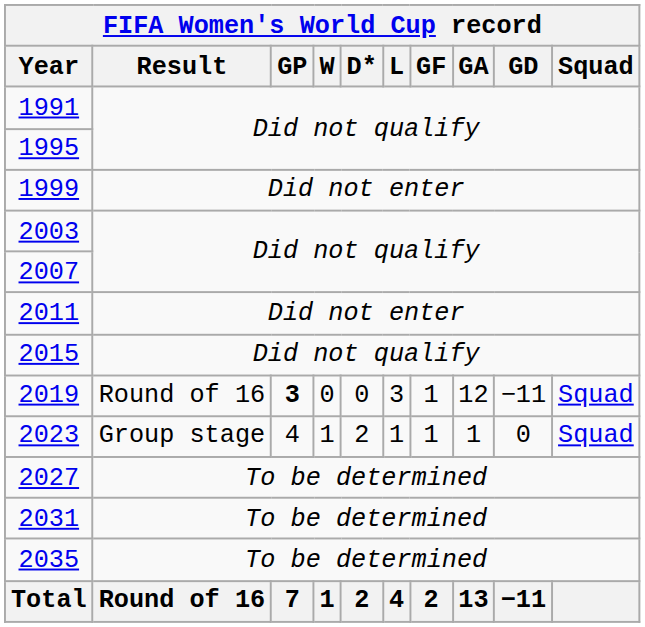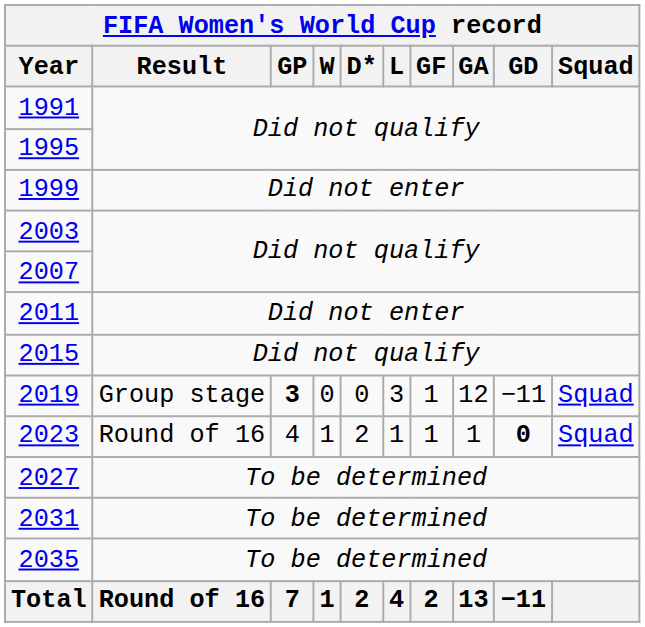(182, 395) Round of 16 -> (182, 395) Group stage
(182, 437) Group stage -> (182, 437) Round of 16
(523, 437) normal -> (523, 437) bold
